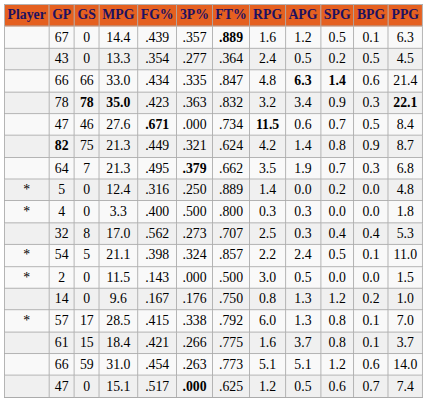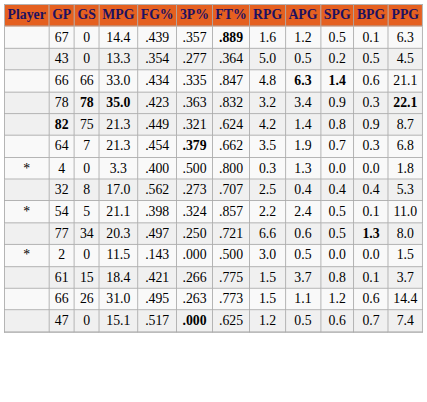(268, 59) 2.4 -> (268, 59) 5.0
(405, 80) 21.4 -> (405, 80) 21.1
- row: (62, 124)
(157, 168) .495 -> (157, 146) .454
- row: (62, 189)
(303, 211) 0.3 -> (303, 168) 1.3
(303, 233) 0.3 -> (303, 189) 0.4
+ row: (62, 233)
- row: (62, 299)
- row: (62, 320)
(268, 342) 1.6 -> (268, 277) 1.5
(87, 364) 59 -> (87, 299) 26
(157, 364) .454 -> (157, 299) .495
(268, 364) 5.1 -> (268, 299) 1.5
(303, 364) 5.1 -> (303, 299) 1.1
(405, 364) 14.0 -> (405, 299) 14.4
